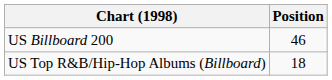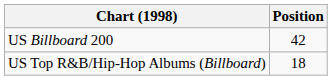(298, 39) 46 -> (298, 39) 42
